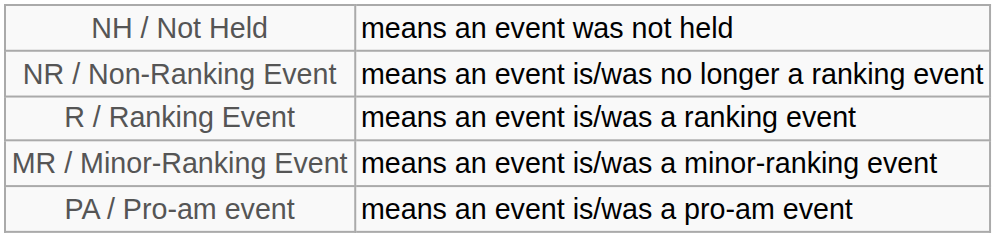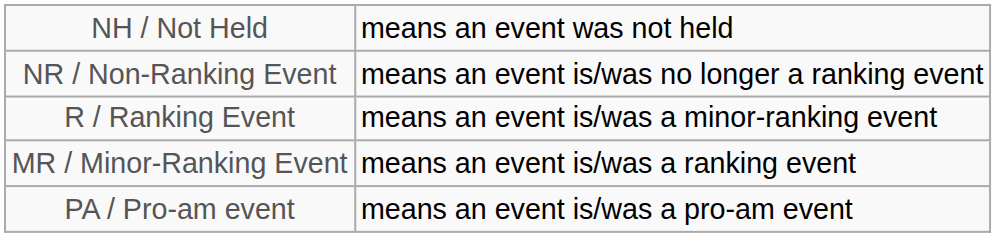(608, 119) means an event is/was a ranking event -> (649, 119) means an event is/was a minor-ranking event
(649, 164) means an event is/was a minor-ranking event -> (608, 164) means an event is/was a ranking event
